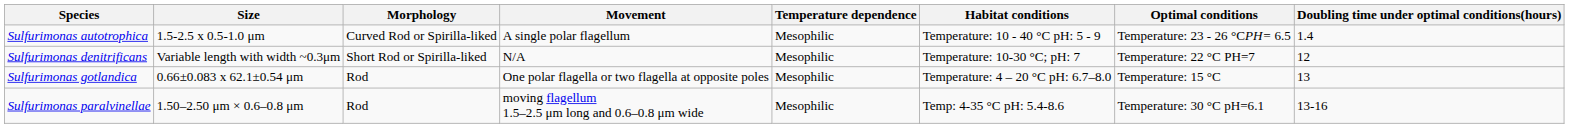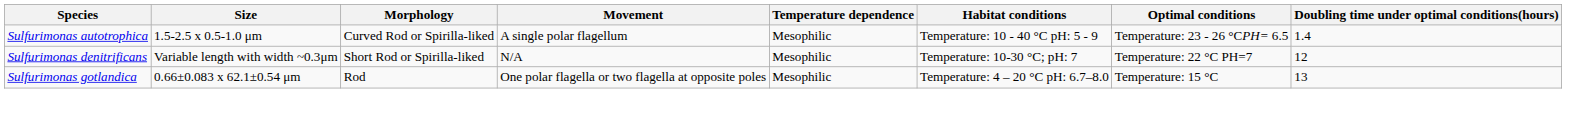- row: (79, 105)
